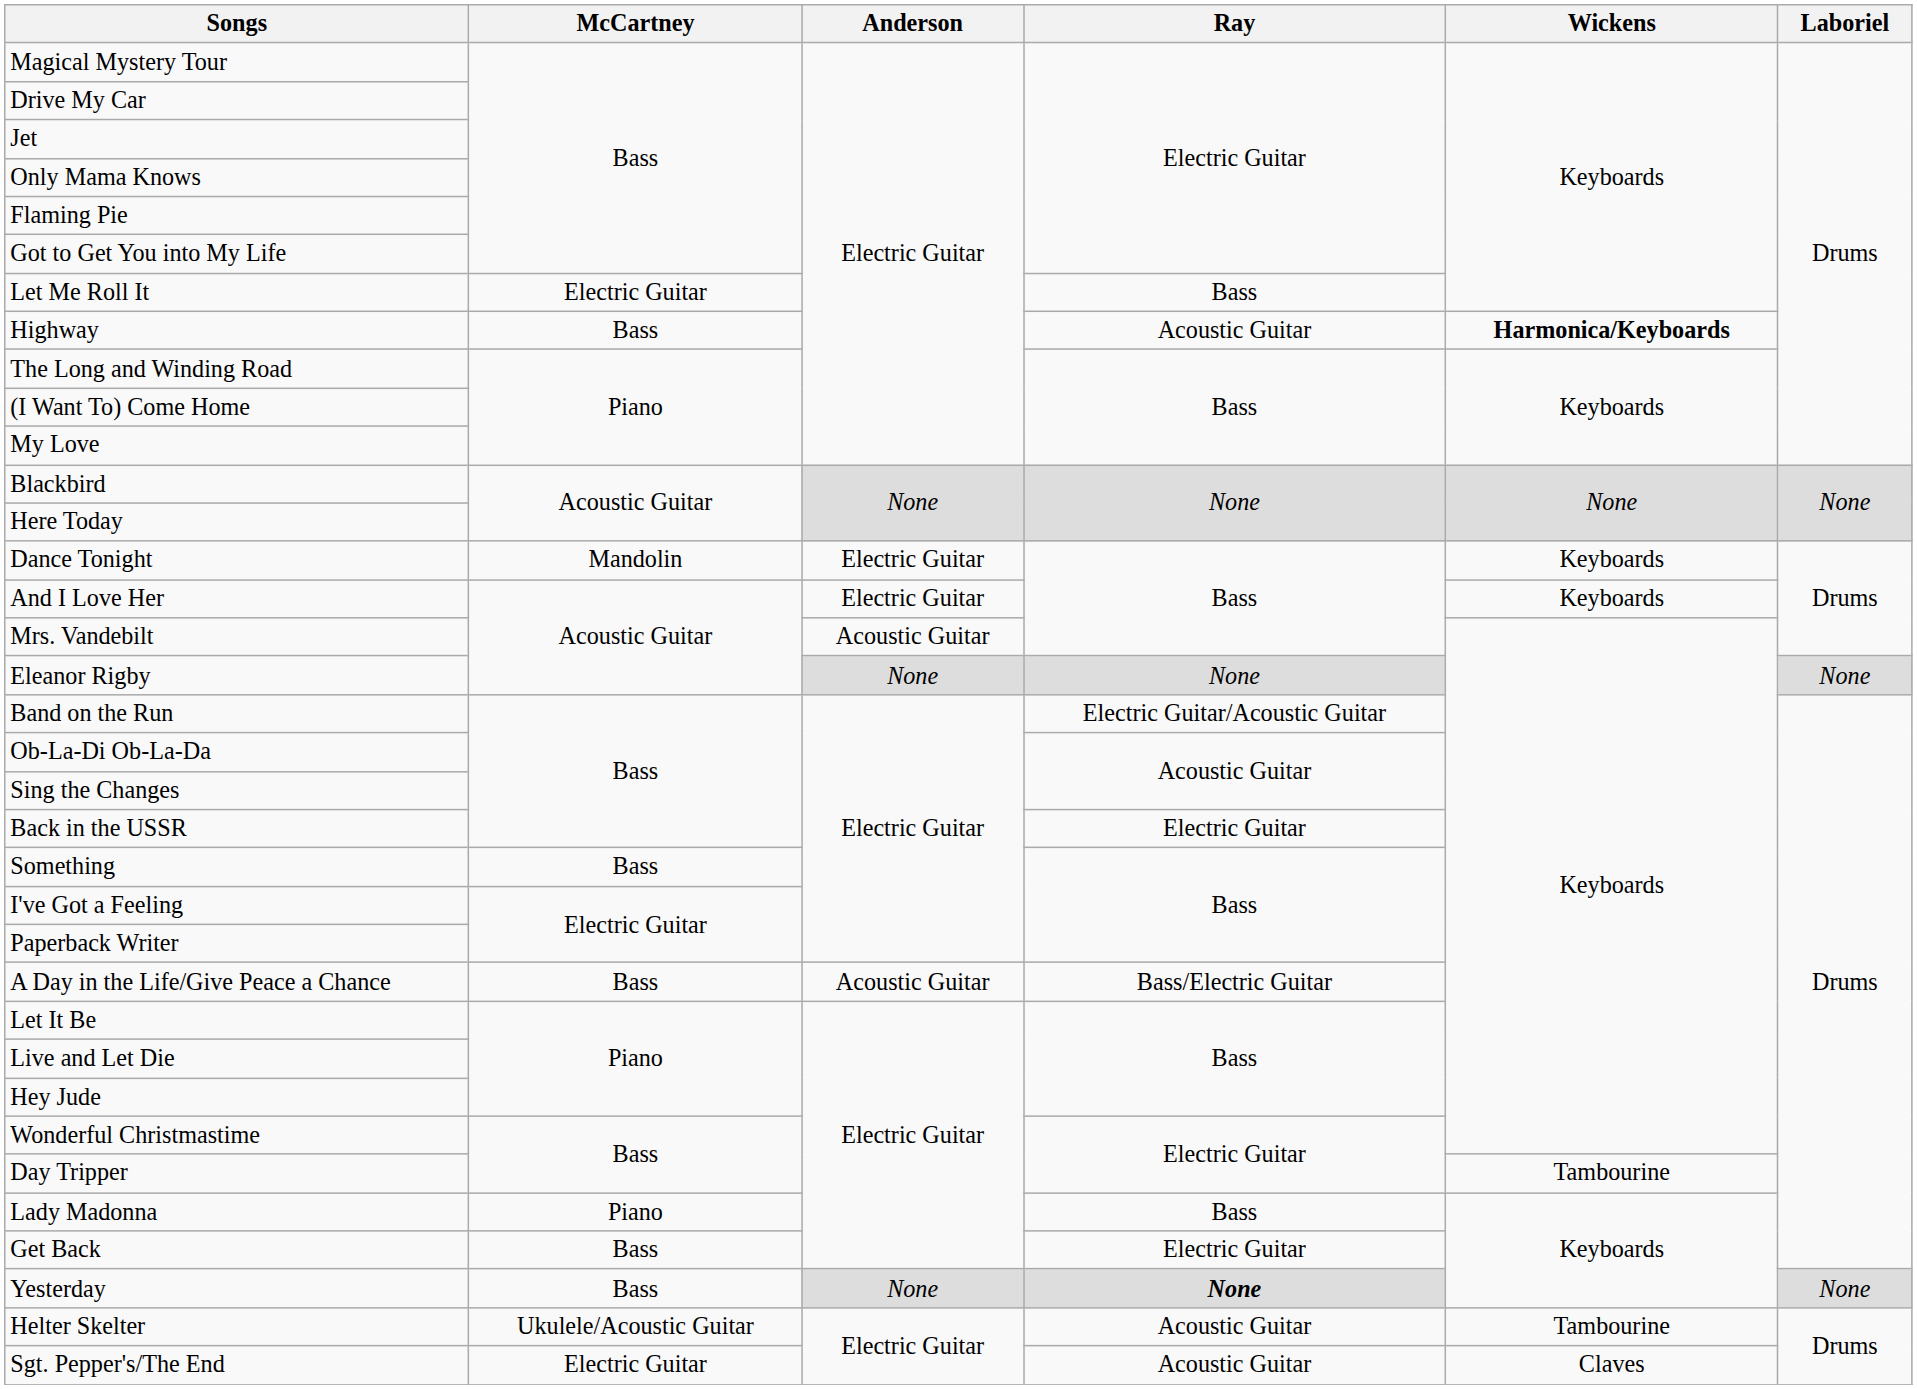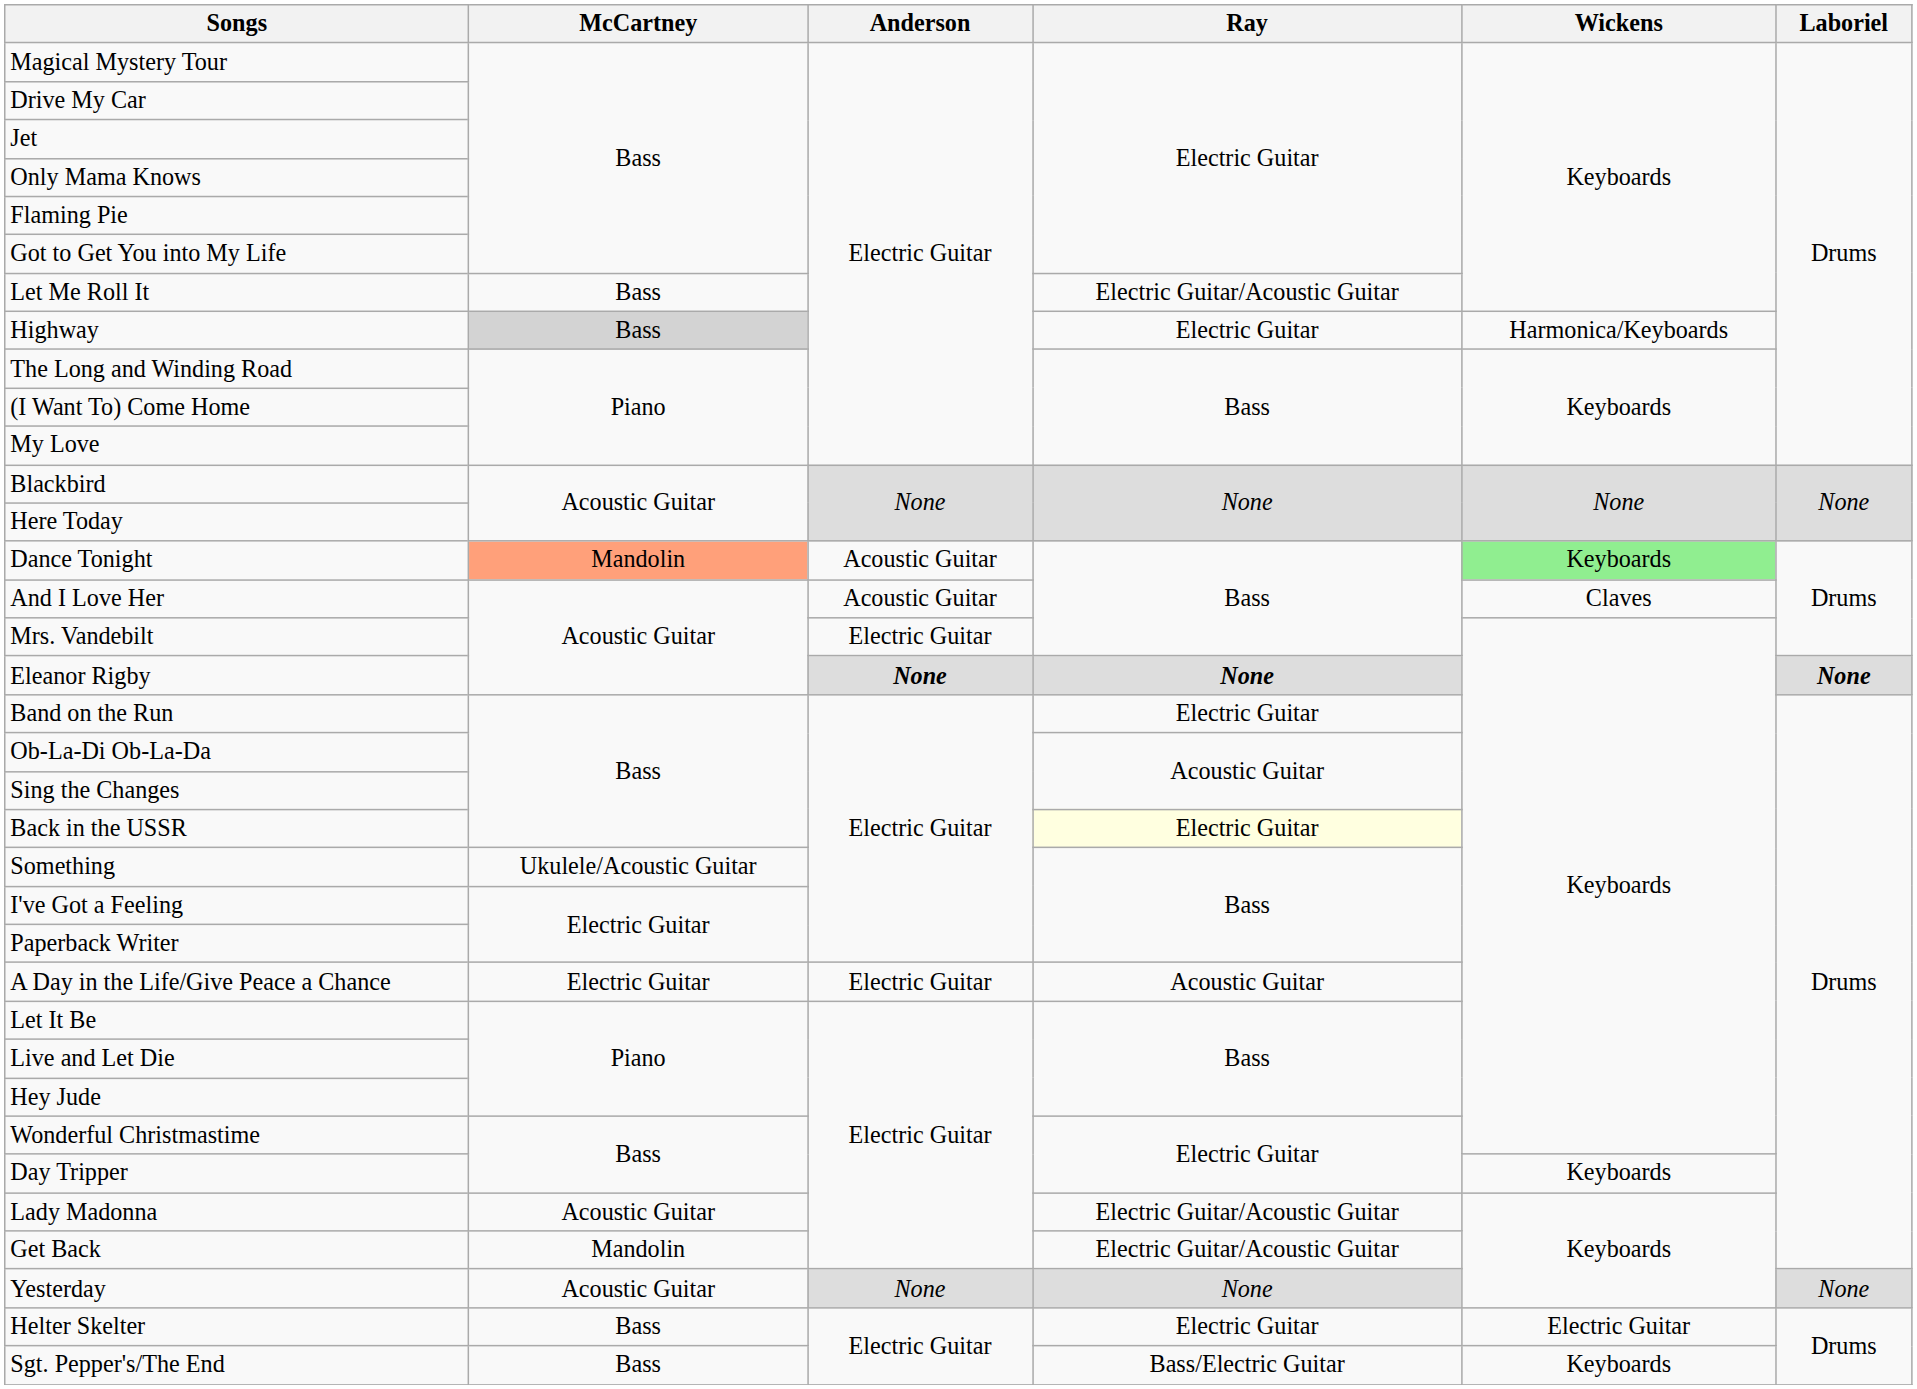(635, 291) Electric Guitar -> (638, 291) Bass
(1234, 291) Bass -> (1247, 291) Electric Guitar/Acoustic Guitar
(635, 330) no background -> (638, 330) lightgrey background
(1234, 330) Acoustic Guitar -> (1247, 330) Electric Guitar
(1612, 330) bold -> (1619, 330) normal
(635, 560) no background -> (638, 560) lightsalmon background
(913, 560) Electric Guitar -> (920, 560) Acoustic Guitar
(1612, 560) no background -> (1619, 560) lightgreen background
(913, 598) Electric Guitar -> (920, 598) Acoustic Guitar
(1612, 598) Keyboards -> (1619, 598) Claves
(913, 636) Acoustic Guitar -> (920, 636) Electric Guitar
(913, 675) normal -> (920, 675) bold
(1234, 675) normal -> (1247, 675) bold
(1845, 675) normal -> (1844, 675) bold
(1234, 713) Electric Guitar/Acoustic Guitar -> (1247, 713) Electric Guitar
(1234, 828) no background -> (1247, 828) lightyellow background
(635, 866) Bass -> (638, 866) Ukulele/Acoustic Guitar
(635, 981) Bass -> (638, 981) Electric Guitar
(913, 981) Acoustic Guitar -> (920, 981) Electric Guitar
(1234, 981) Bass/Electric Guitar -> (1247, 981) Acoustic Guitar
(1612, 1173) Tambourine -> (1619, 1173) Keyboards
(635, 1211) Piano -> (638, 1211) Acoustic Guitar
(1234, 1211) Bass -> (1247, 1211) Electric Guitar/Acoustic Guitar
(635, 1249) Bass -> (638, 1249) Mandolin
(1234, 1249) Electric Guitar -> (1247, 1249) Electric Guitar/Acoustic Guitar
(635, 1288) Bass -> (638, 1288) Acoustic Guitar
(1234, 1288) bold -> (1247, 1288) normal
(635, 1326) Ukulele/Acoustic Guitar -> (638, 1326) Bass
(1234, 1326) Acoustic Guitar -> (1247, 1326) Electric Guitar
(1612, 1326) Tambourine -> (1619, 1326) Electric Guitar
(635, 1364) Electric Guitar -> (638, 1364) Bass
(1234, 1364) Acoustic Guitar -> (1247, 1364) Bass/Electric Guitar
(1612, 1364) Claves -> (1619, 1364) Keyboards
